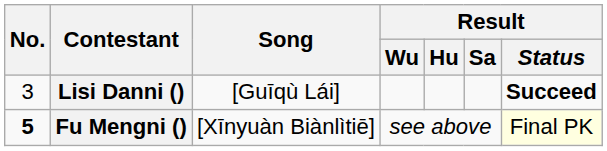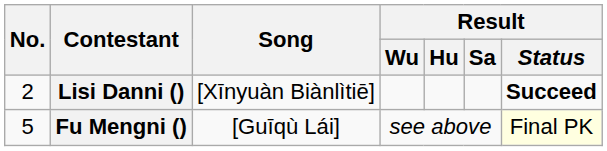(28, 92) 3 -> (28, 92) 2
(286, 92) [Guīqù Lái] -> (286, 92) [Xīnyuàn Biànlìtiē]
(28, 127) bold -> (28, 127) normal
(286, 127) [Xīnyuàn Biànlìtiē] -> (286, 127) [Guīqù Lái]
